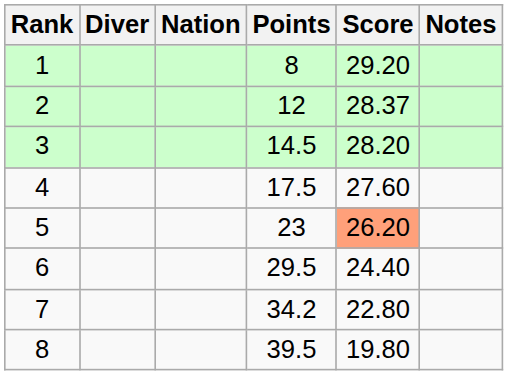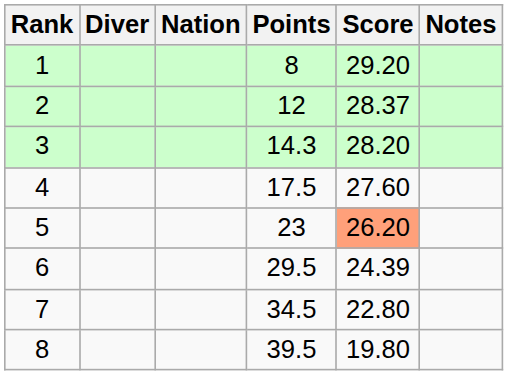(292, 146) 14.5 -> (292, 146) 14.3
(378, 268) 24.40 -> (378, 268) 24.39
(292, 308) 34.2 -> (292, 308) 34.5
